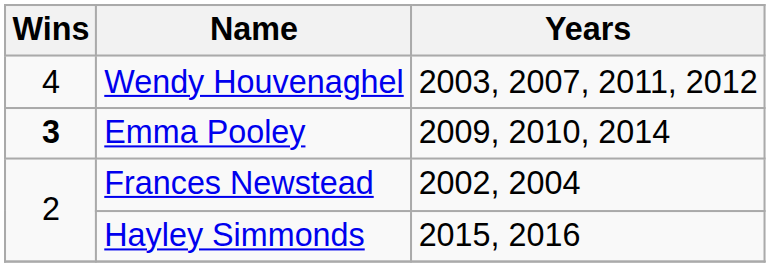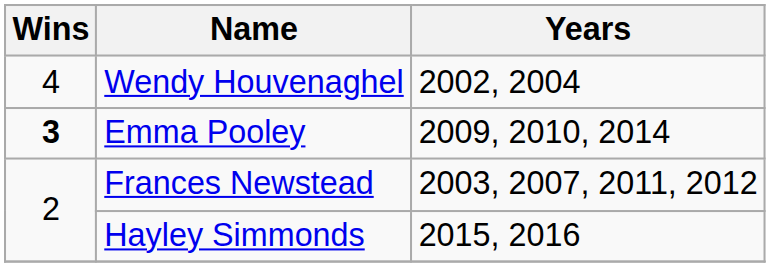(588, 81) 2003, 2007, 2011, 2012 -> (500, 81) 2002, 2004
(500, 183) 2002, 2004 -> (588, 183) 2003, 2007, 2011, 2012
